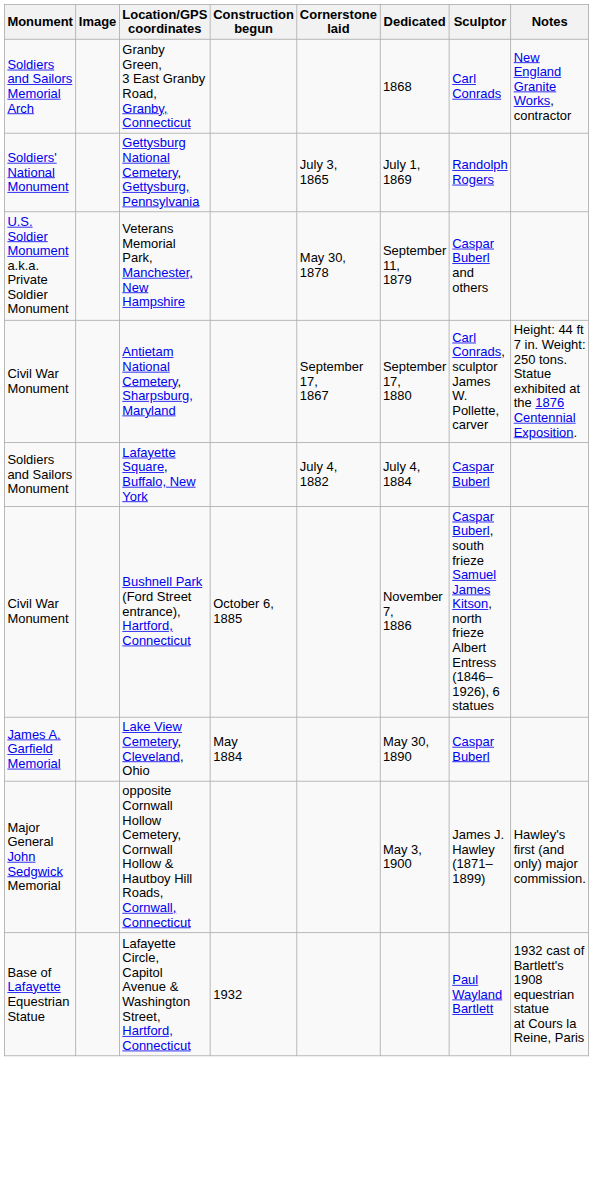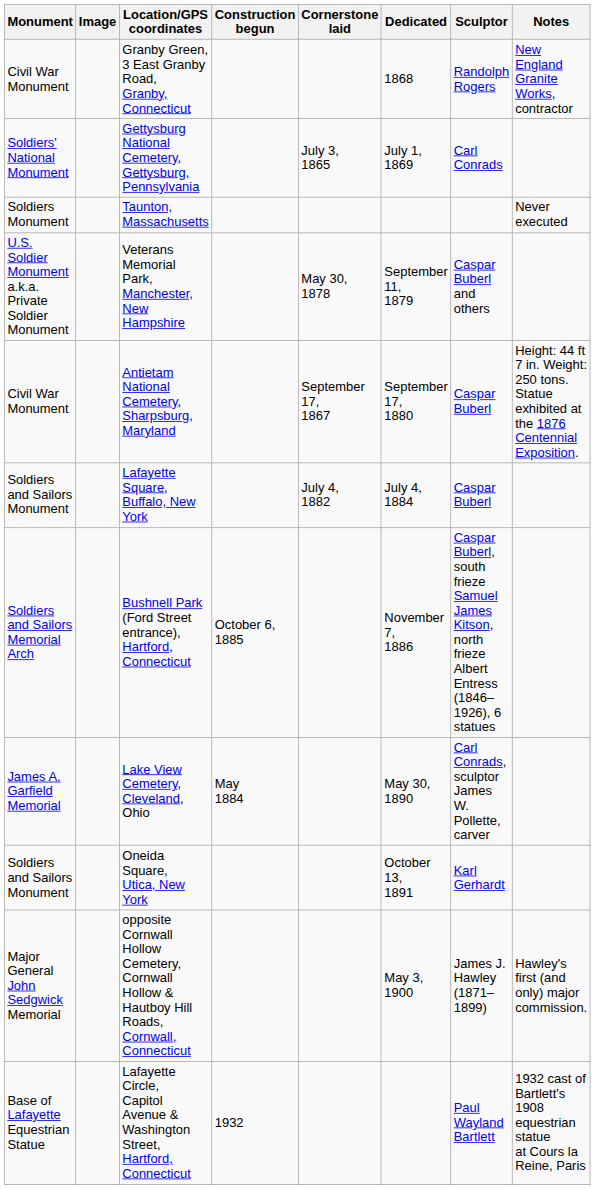(40, 86) Soldiers and Sailors Memorial Arch -> (38, 79) Civil War Monument
(477, 86) Carl Conrads -> (481, 79) Randolph Rogers
(480, 172) Randolph Rogers -> (478, 157) Carl Conrads
+ row: (166, 214)
(479, 381) Carl Conrads, sculptor James W. Pollette, carver -> (475, 401) Caspar Buberl
(38, 611) Civil War Monument -> (40, 632) Soldiers and Sailors Memorial Arch
(473, 749) Caspar Buberl -> (480, 791) Carl Conrads, sculptor James W. Pollette, carver
+ row: (154, 877)
